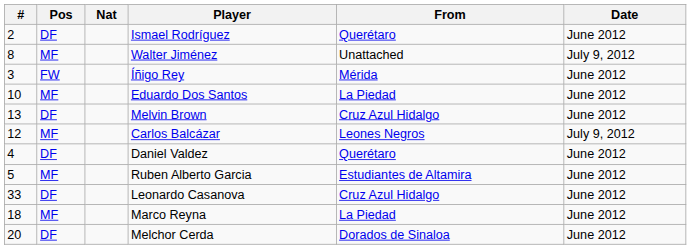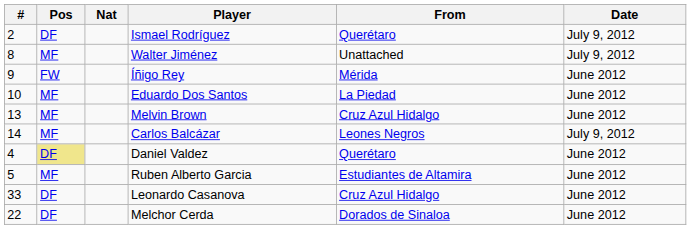(596, 35) June 2012 -> (601, 35) July 9, 2012
(11, 75) 3 -> (11, 75) 9
(49, 114) DF -> (49, 114) MF
(14, 134) 12 -> (14, 134) 14
(49, 154) no background -> (49, 154) khaki background
- row: (168, 214)
(14, 234) 20 -> (14, 214) 22
